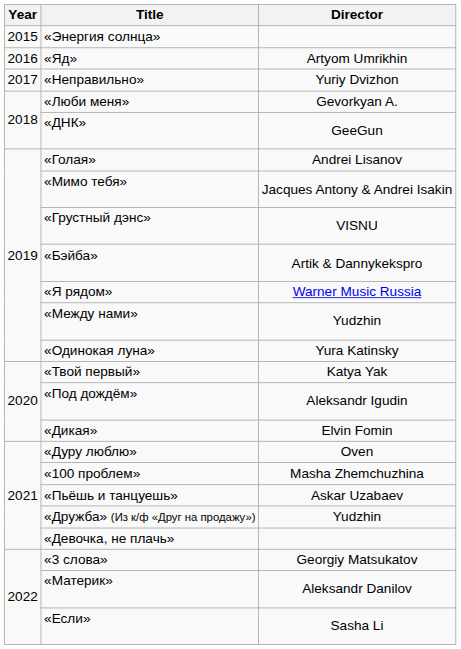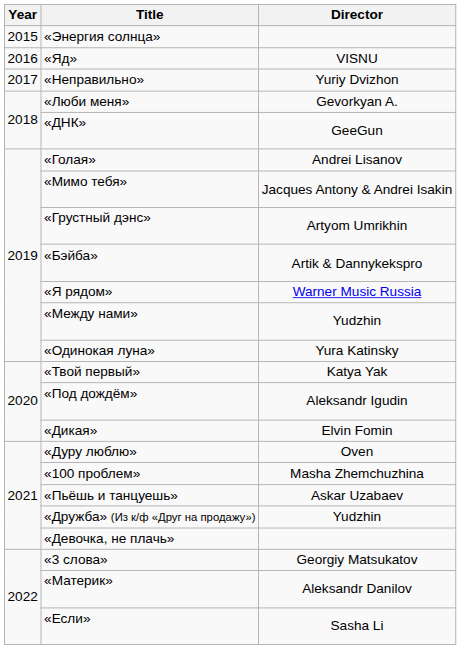(357, 58) Artyom Umrikhin -> (357, 58) VISNU
(357, 226) VISNU -> (357, 226) Artyom Umrikhin
